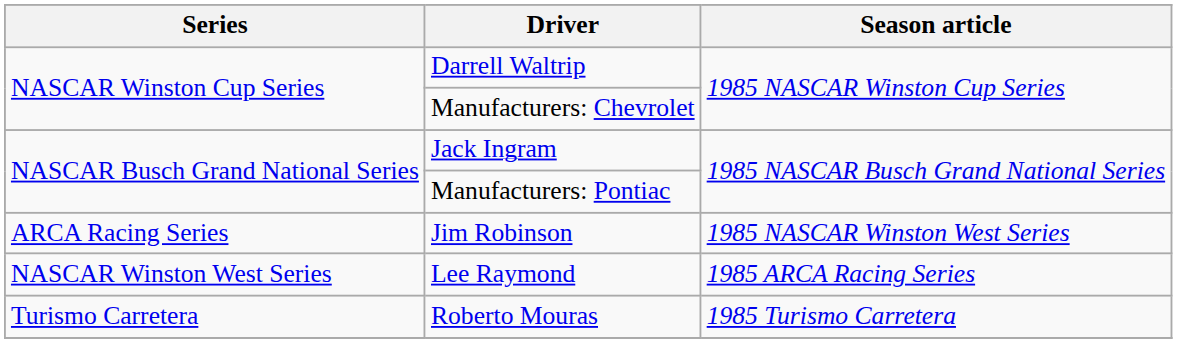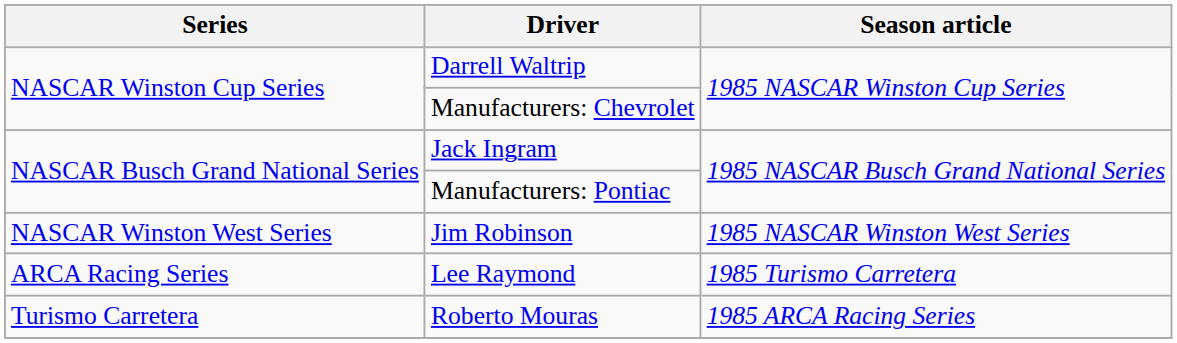(120, 232) ARCA Racing Series -> (171, 232) NASCAR Winston West Series
(171, 274) NASCAR Winston West Series -> (120, 274) ARCA Racing Series
(841, 274) 1985 ARCA Racing Series -> (831, 274) 1985 Turismo Carretera
(831, 315) 1985 Turismo Carretera -> (841, 315) 1985 ARCA Racing Series
